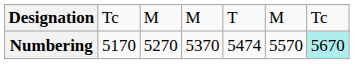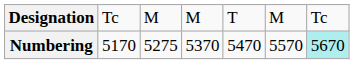(161, 44) 5270 -> (161, 44) 5275
(244, 44) 5474 -> (244, 44) 5470
